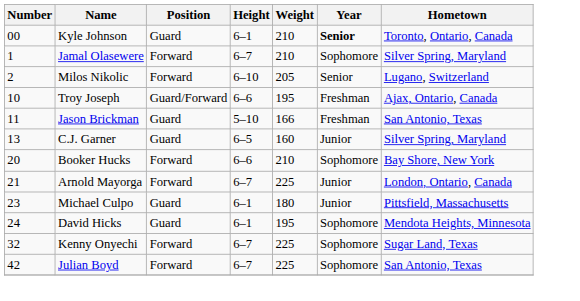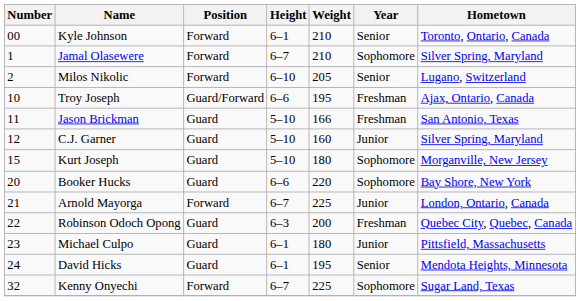(165, 35) Guard -> (208, 35) Forward
(337, 35) bold -> (373, 35) normal
(14, 139) 13 -> (14, 139) 12
(243, 139) 6–5 -> (283, 139) 5–10
+ row: (88, 160)
(171, 160) Forward -> (202, 181) Guard
(285, 160) 210 -> (322, 181) 220
+ row: (119, 223)
(349, 223) Sophomore -> (373, 264) Senior
- row: (88, 264)
